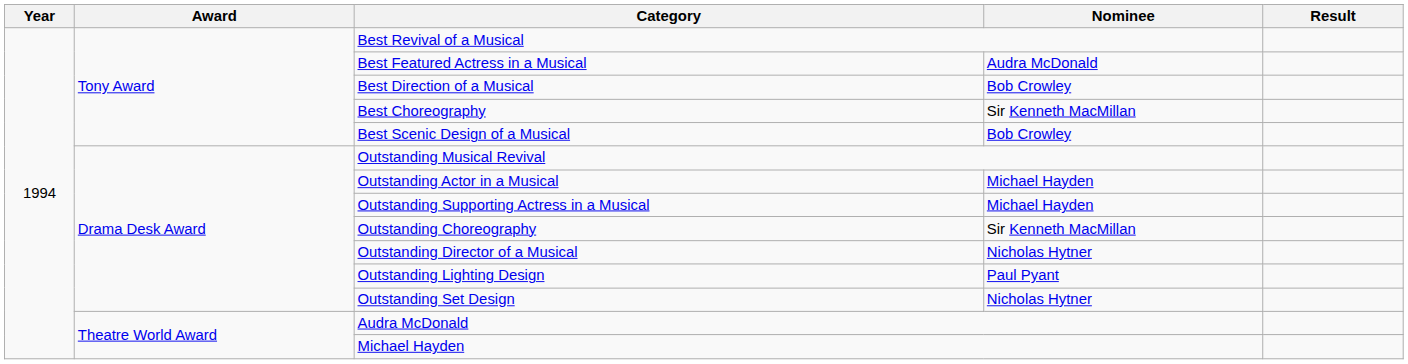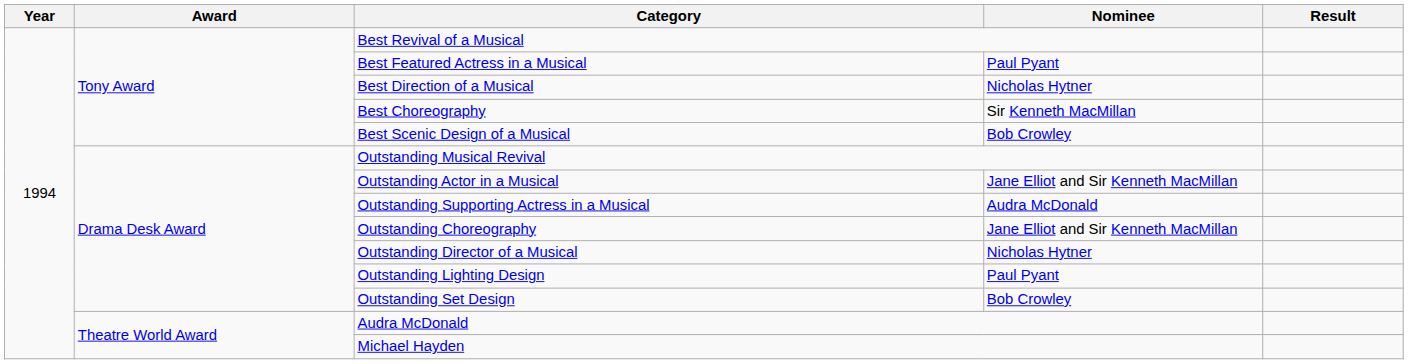(1042, 63) Audra McDonald -> (1023, 63) Paul Pyant
(1029, 87) Bob Crowley -> (1039, 87) Nicholas Hytner
(1040, 181) Michael Hayden -> (1112, 181) Jane Elliot and Sir Kenneth MacMillan
(1040, 205) Michael Hayden -> (1042, 205) Audra McDonald
(1061, 228) Sir Kenneth MacMillan -> (1112, 228) Jane Elliot and Sir Kenneth MacMillan
(1039, 299) Nicholas Hytner -> (1029, 299) Bob Crowley
